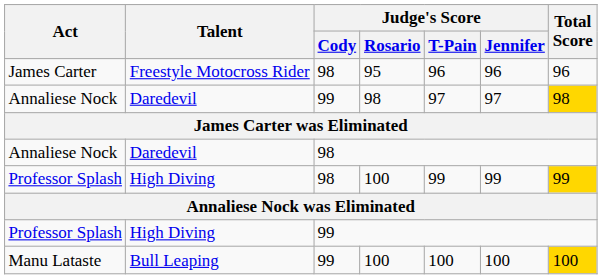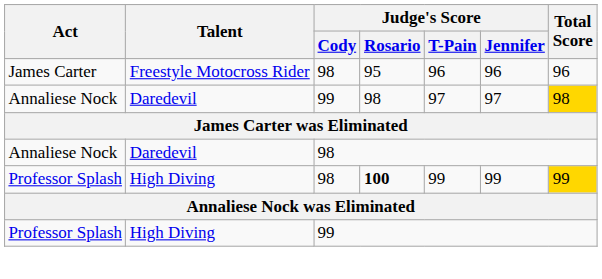(377, 179) normal -> (377, 179) bold
- row: (55, 260)
